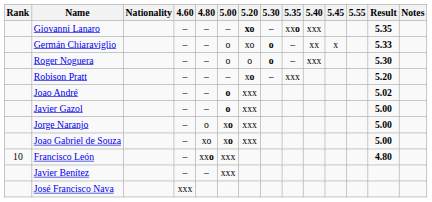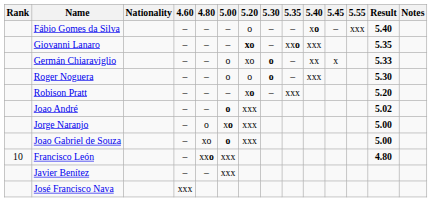+ row: (77, 28)
- row: (58, 108)
(228, 141) xo -> (228, 141) o
